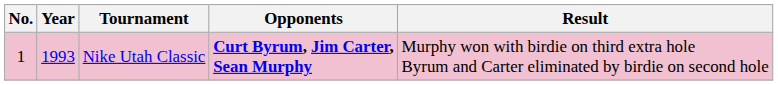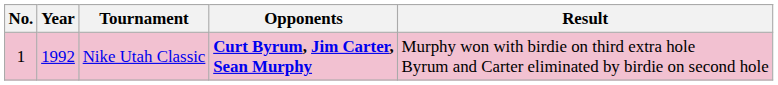(58, 56) 1993 -> (58, 56) 1992
